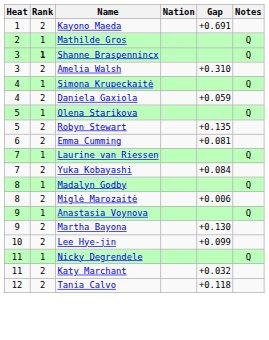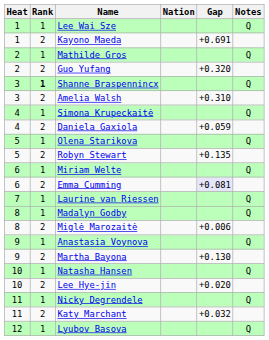+ row: (87, 26)
+ row: (84, 69)
+ row: (89, 170)
(215, 141) no background -> (215, 184) lavender background
- row: (95, 170)
+ row: (95, 271)
(215, 242) +0.099 -> (215, 285) +0.020
+ row: (92, 329)
- row: (87, 285)
